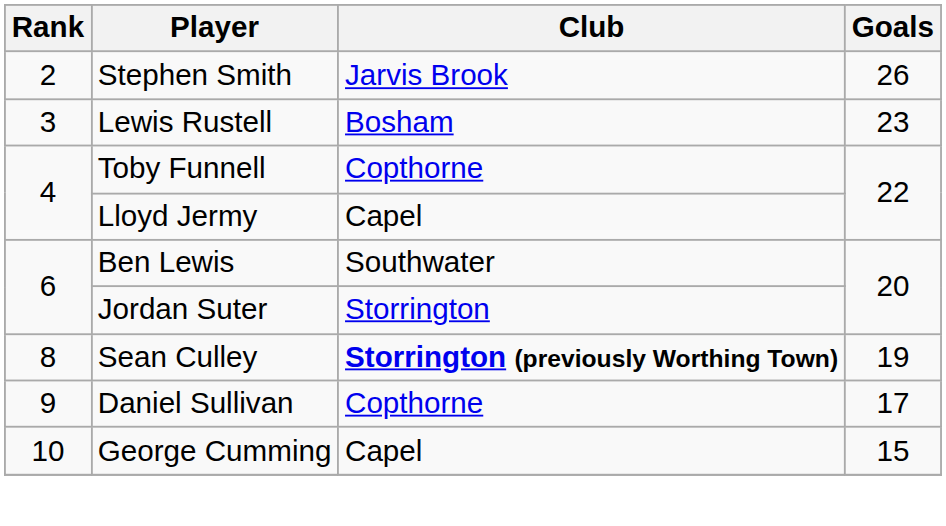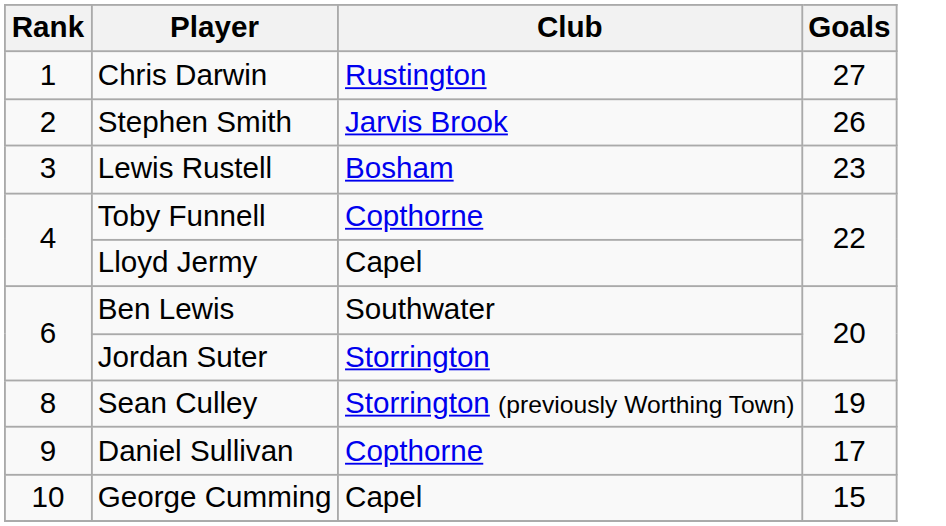+ row: (182, 74)
(592, 356) bold -> (570, 403) normal
